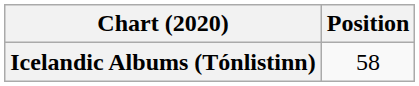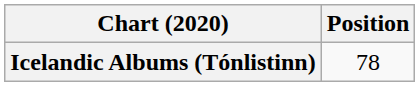(368, 61) 58 -> (368, 61) 78
